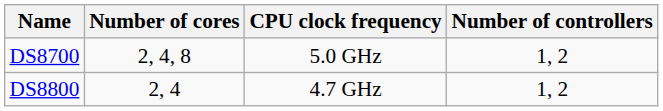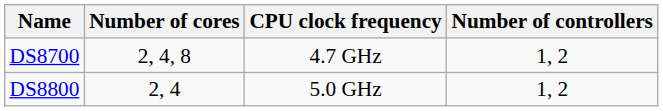(346, 55) 5.0 GHz -> (346, 55) 4.7 GHz
(346, 88) 4.7 GHz -> (346, 88) 5.0 GHz
